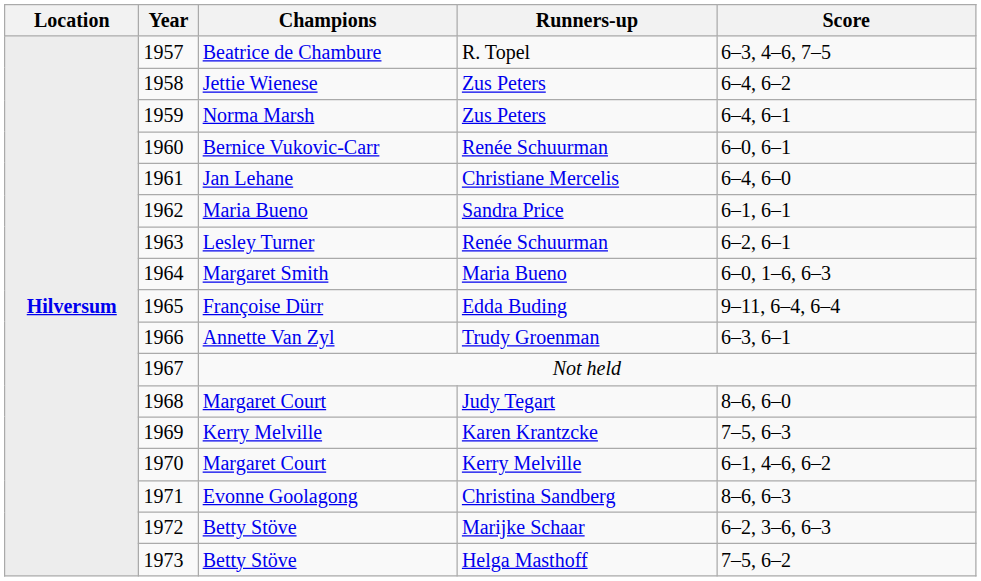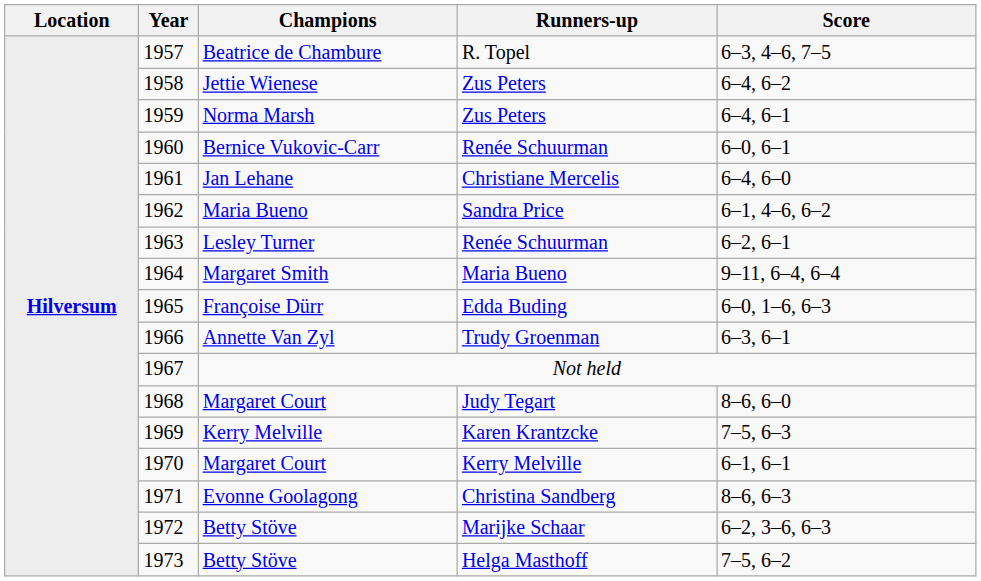(756, 210) 6–1, 6–1 -> (776, 210) 6–1, 4–6, 6–2
(776, 274) 6–0, 1–6, 6–3 -> (781, 274) 9–11, 6–4, 6–4
(781, 305) 9–11, 6–4, 6–4 -> (776, 305) 6–0, 1–6, 6–3
(776, 464) 6–1, 4–6, 6–2 -> (756, 464) 6–1, 6–1
